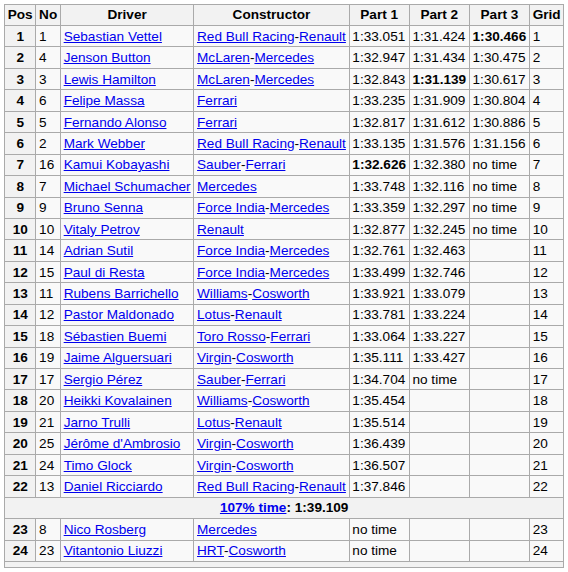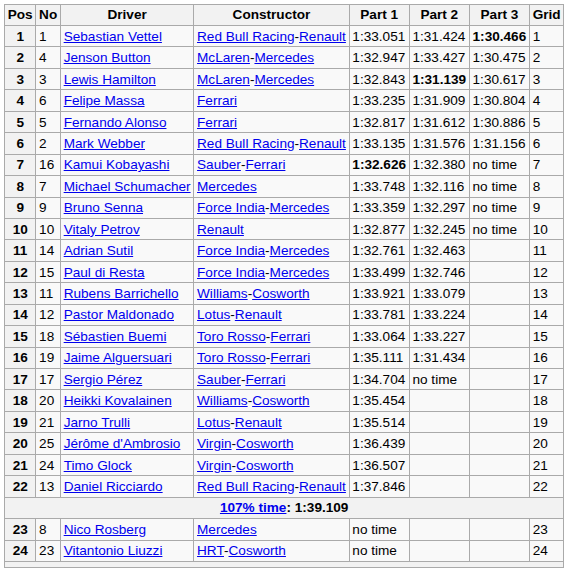(439, 58) 1:31.434 -> (439, 58) 1:33.427
(245, 358) Virgin-Cosworth -> (254, 358) Toro Rosso-Ferrari
(439, 358) 1:33.427 -> (439, 358) 1:31.434
